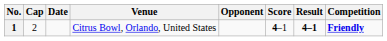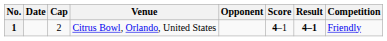columns swapped: (58, 12) <-> (35, 12)
(346, 28) bold -> (344, 28) normal
